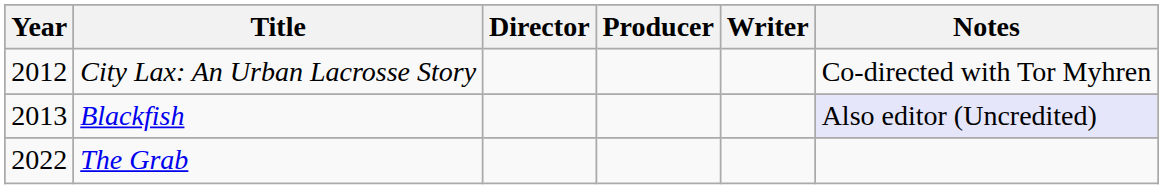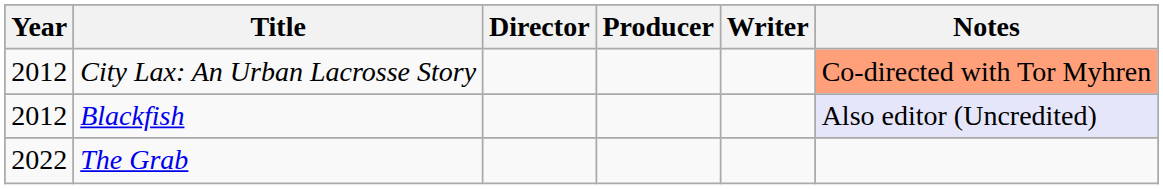(986, 71) no background -> (986, 71) lightsalmon background
(39, 115) 2013 -> (39, 115) 2012
